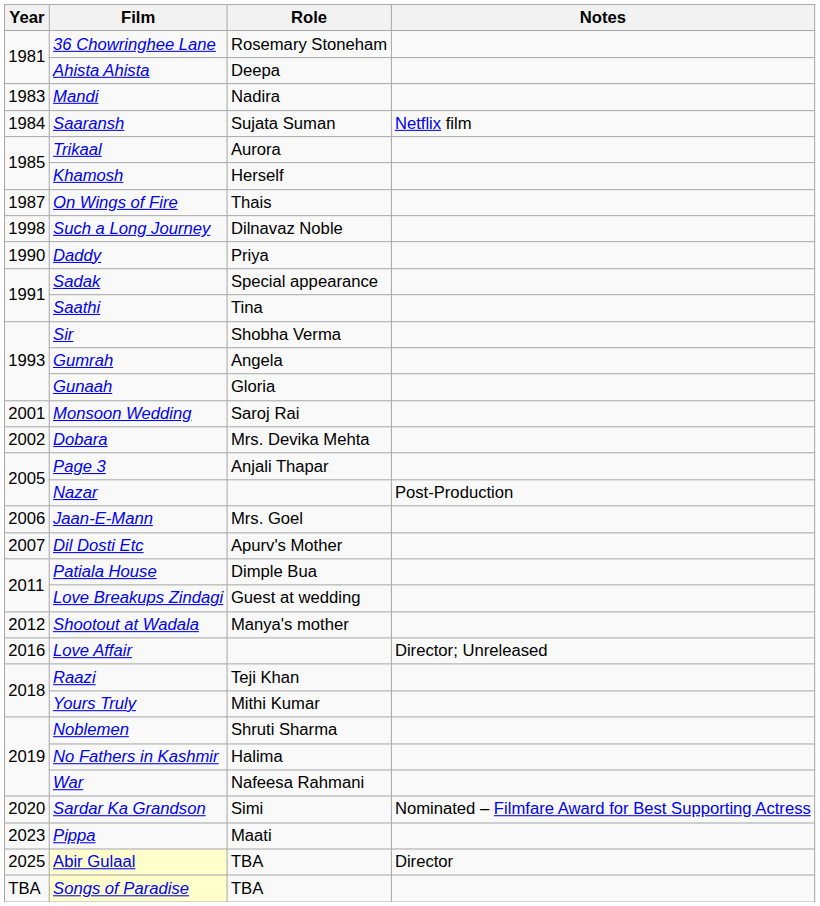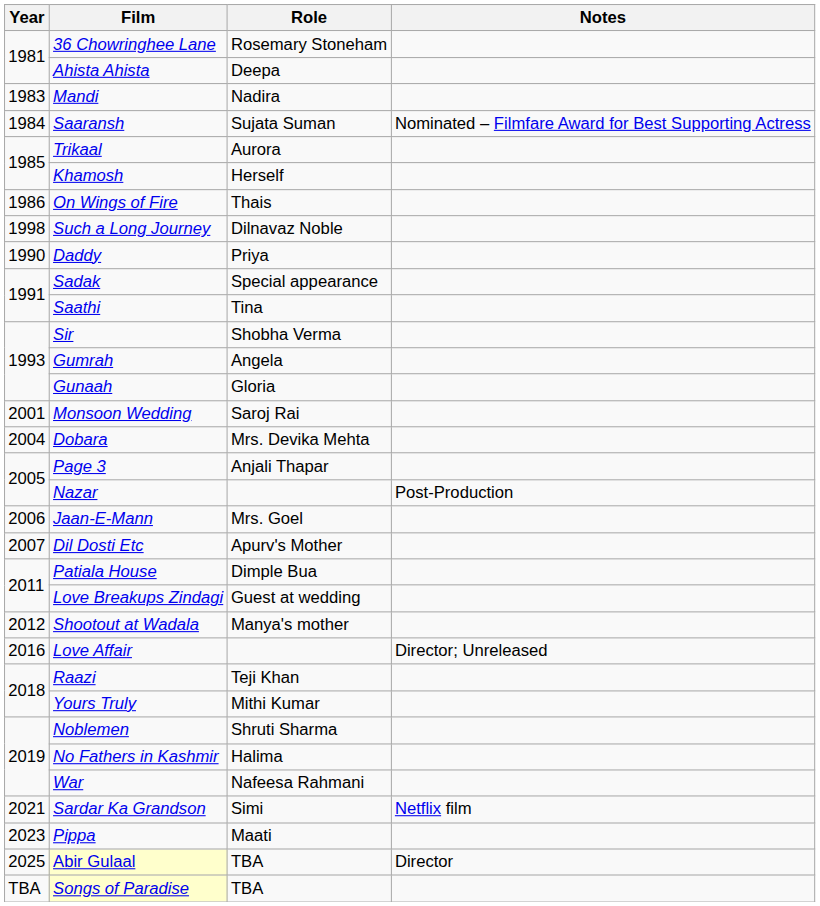(433, 123) Netflix film -> (603, 123) Nominated – Filmfare Award for Best Supporting Actress
(27, 202) 1987 -> (27, 202) 1986
(27, 439) 2002 -> (27, 439) 2004
(27, 809) 2020 -> (27, 809) 2021
(603, 809) Nominated – Filmfare Award for Best Supporting Actress -> (433, 809) Netflix film
